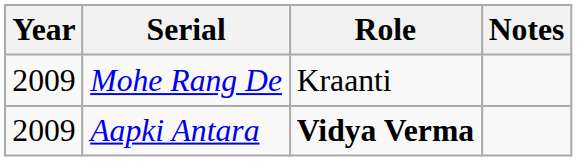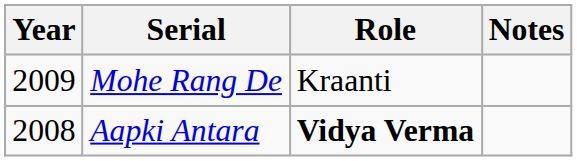(44, 130) 2009 -> (44, 130) 2008
